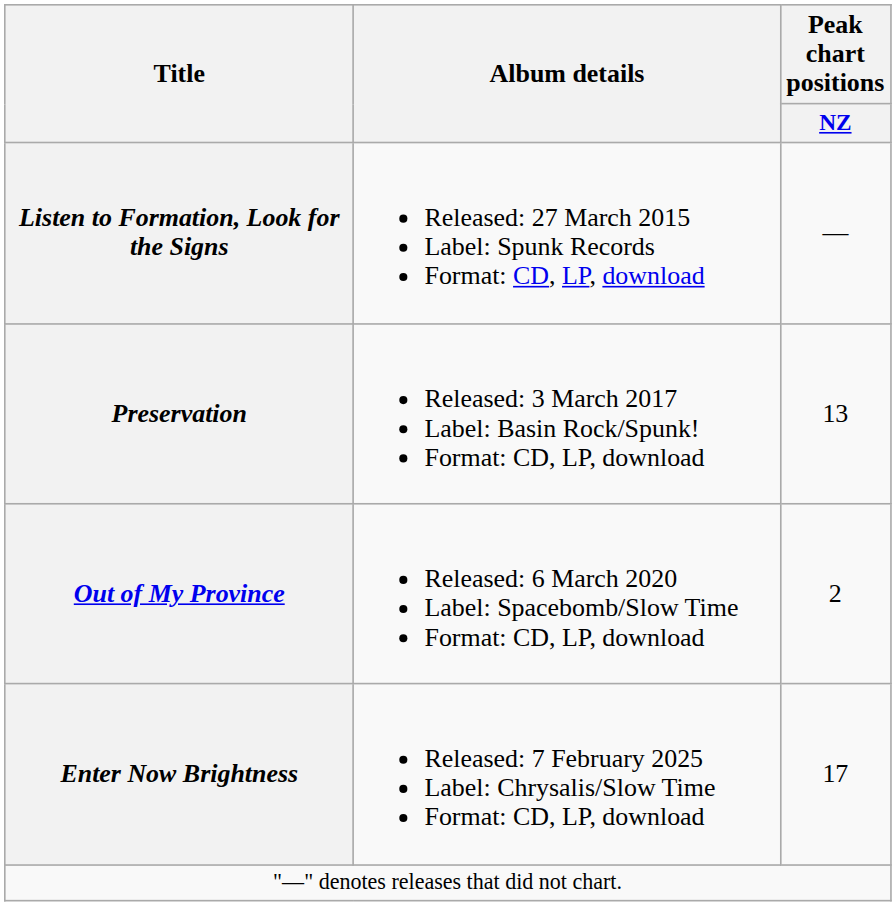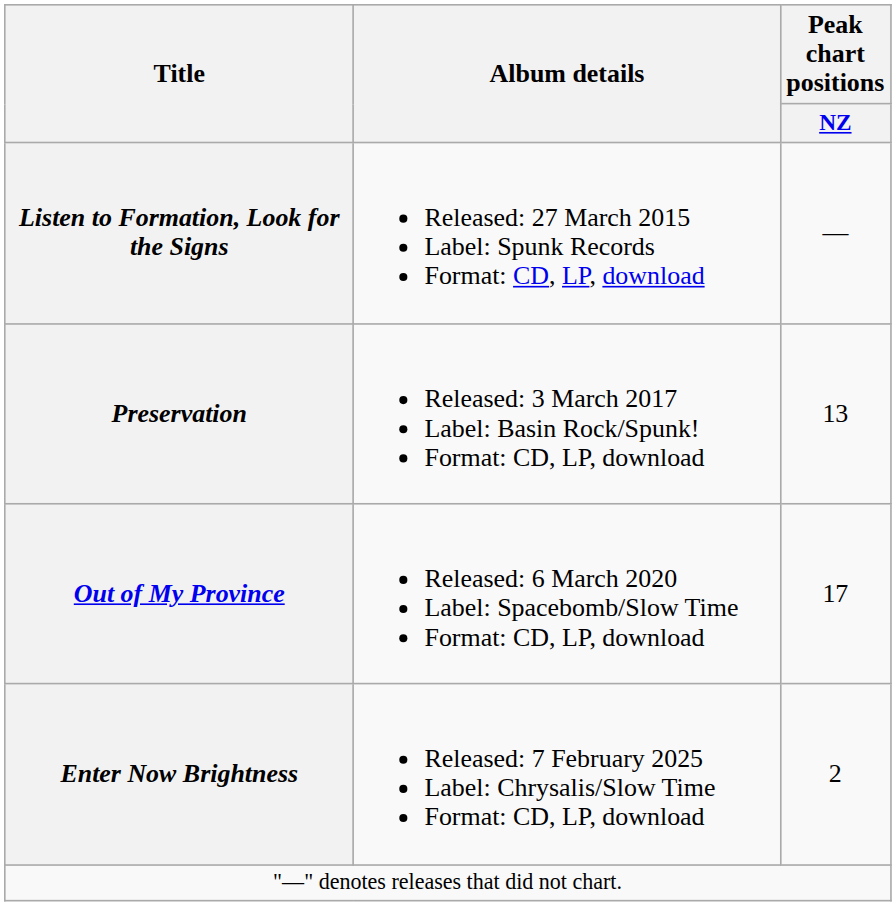(835, 593) 2 -> (835, 593) 17
(835, 773) 17 -> (835, 773) 2
